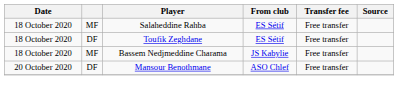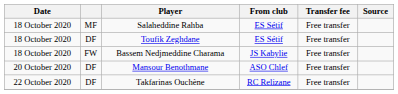(92, 53) MF -> (91, 53) FW
+ row: (170, 81)
